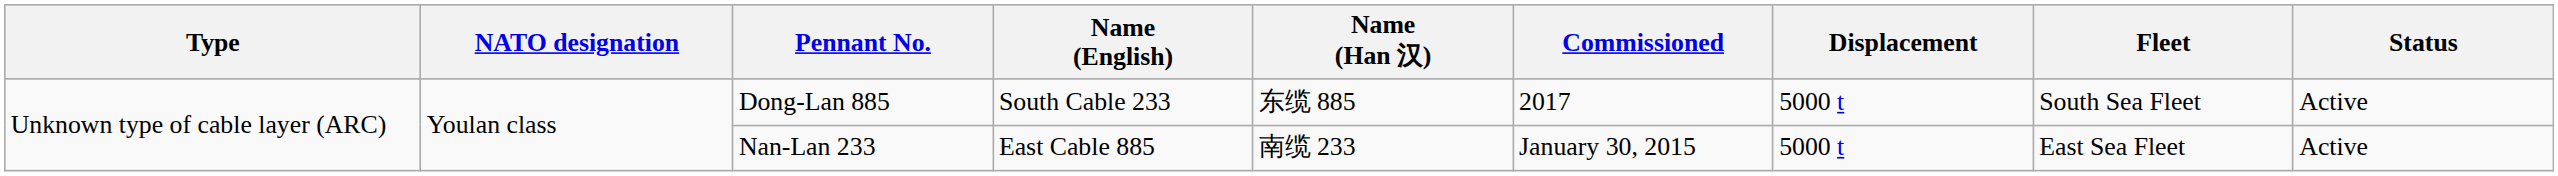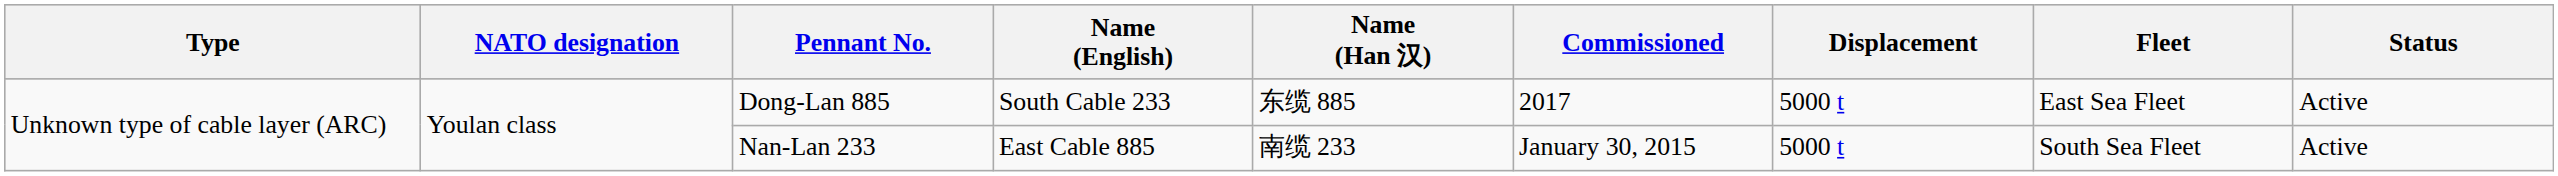(2120, 102) South Sea Fleet -> (2112, 102) East Sea Fleet
(2112, 147) East Sea Fleet -> (2120, 147) South Sea Fleet
